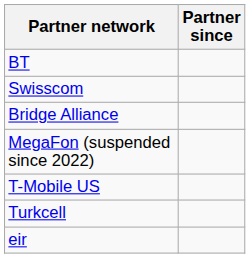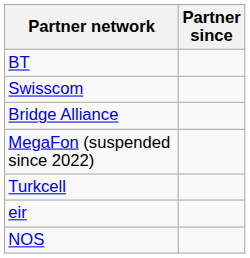- row: (54, 187)
+ row: (26, 239)
